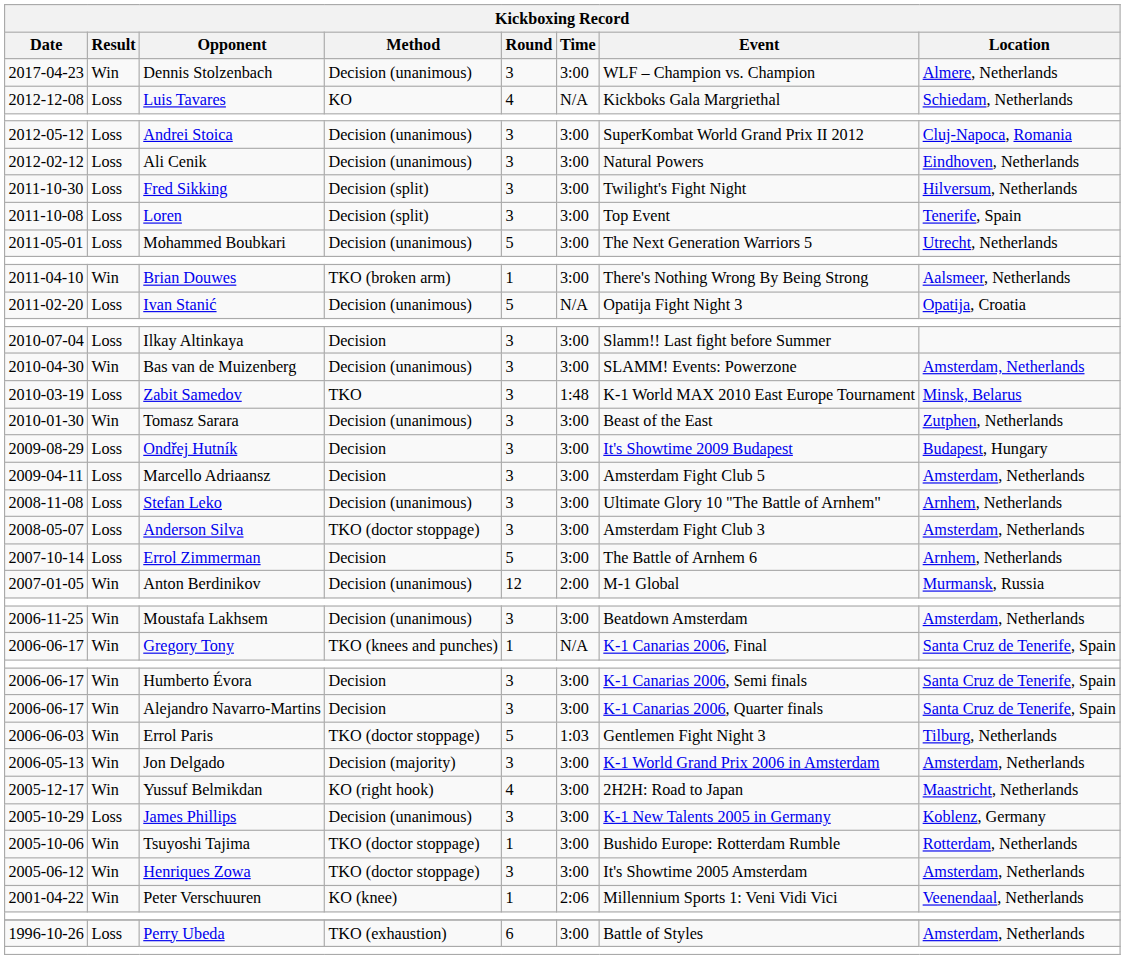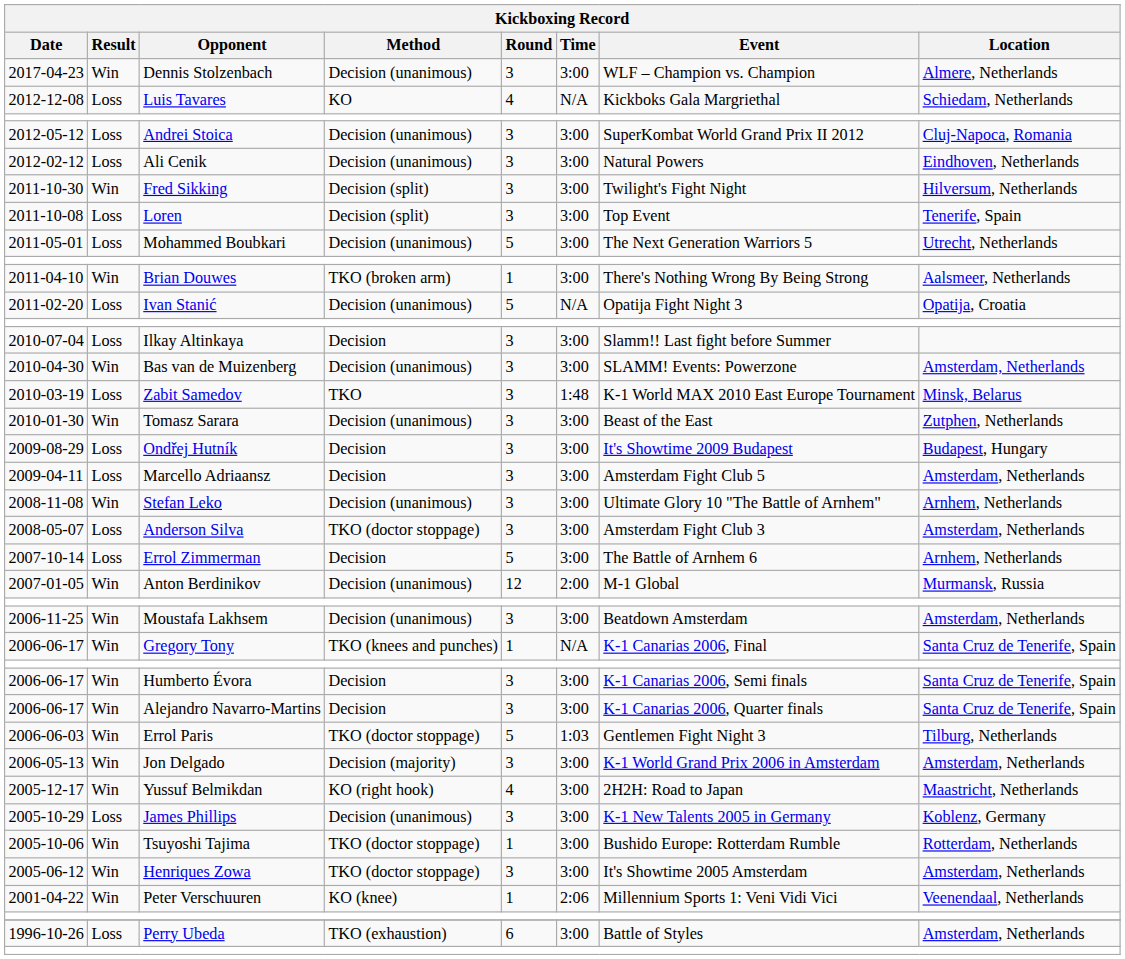(107, 188) Loss -> (105, 188) Win
(107, 502) Loss -> (105, 502) Win
